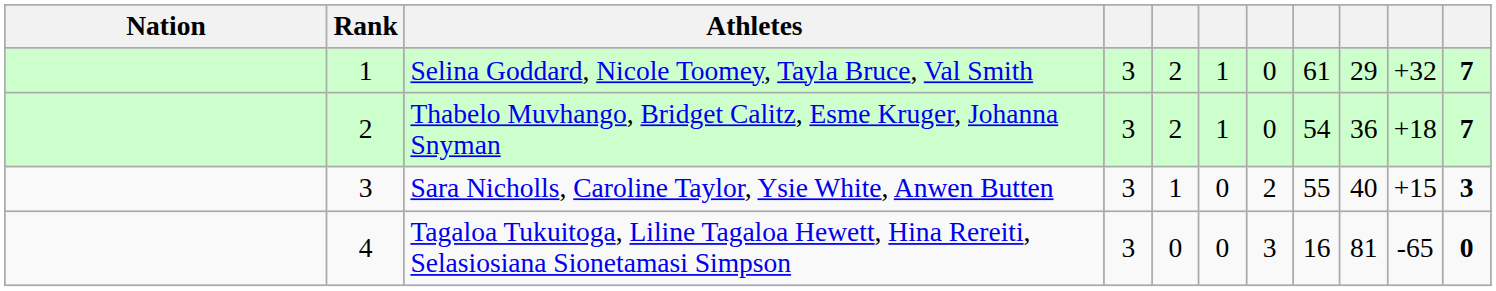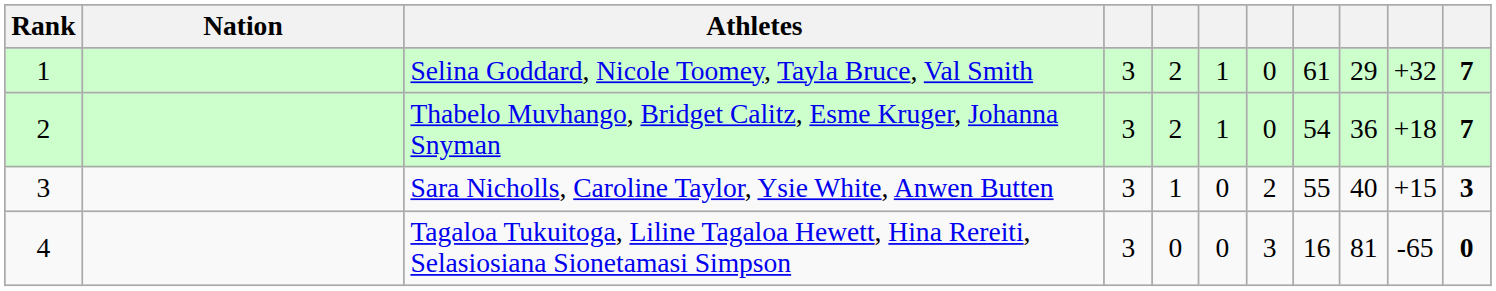columns swapped: (366, 26) <-> (166, 26)
